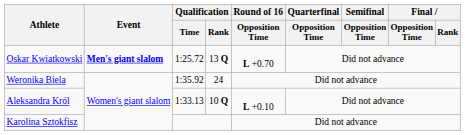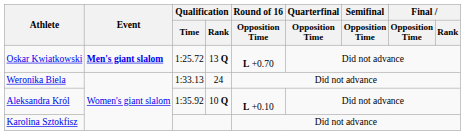(189, 80) 1:35.92 -> (189, 80) 1:33.13
(189, 101) 1:33.13 -> (189, 101) 1:35.92
